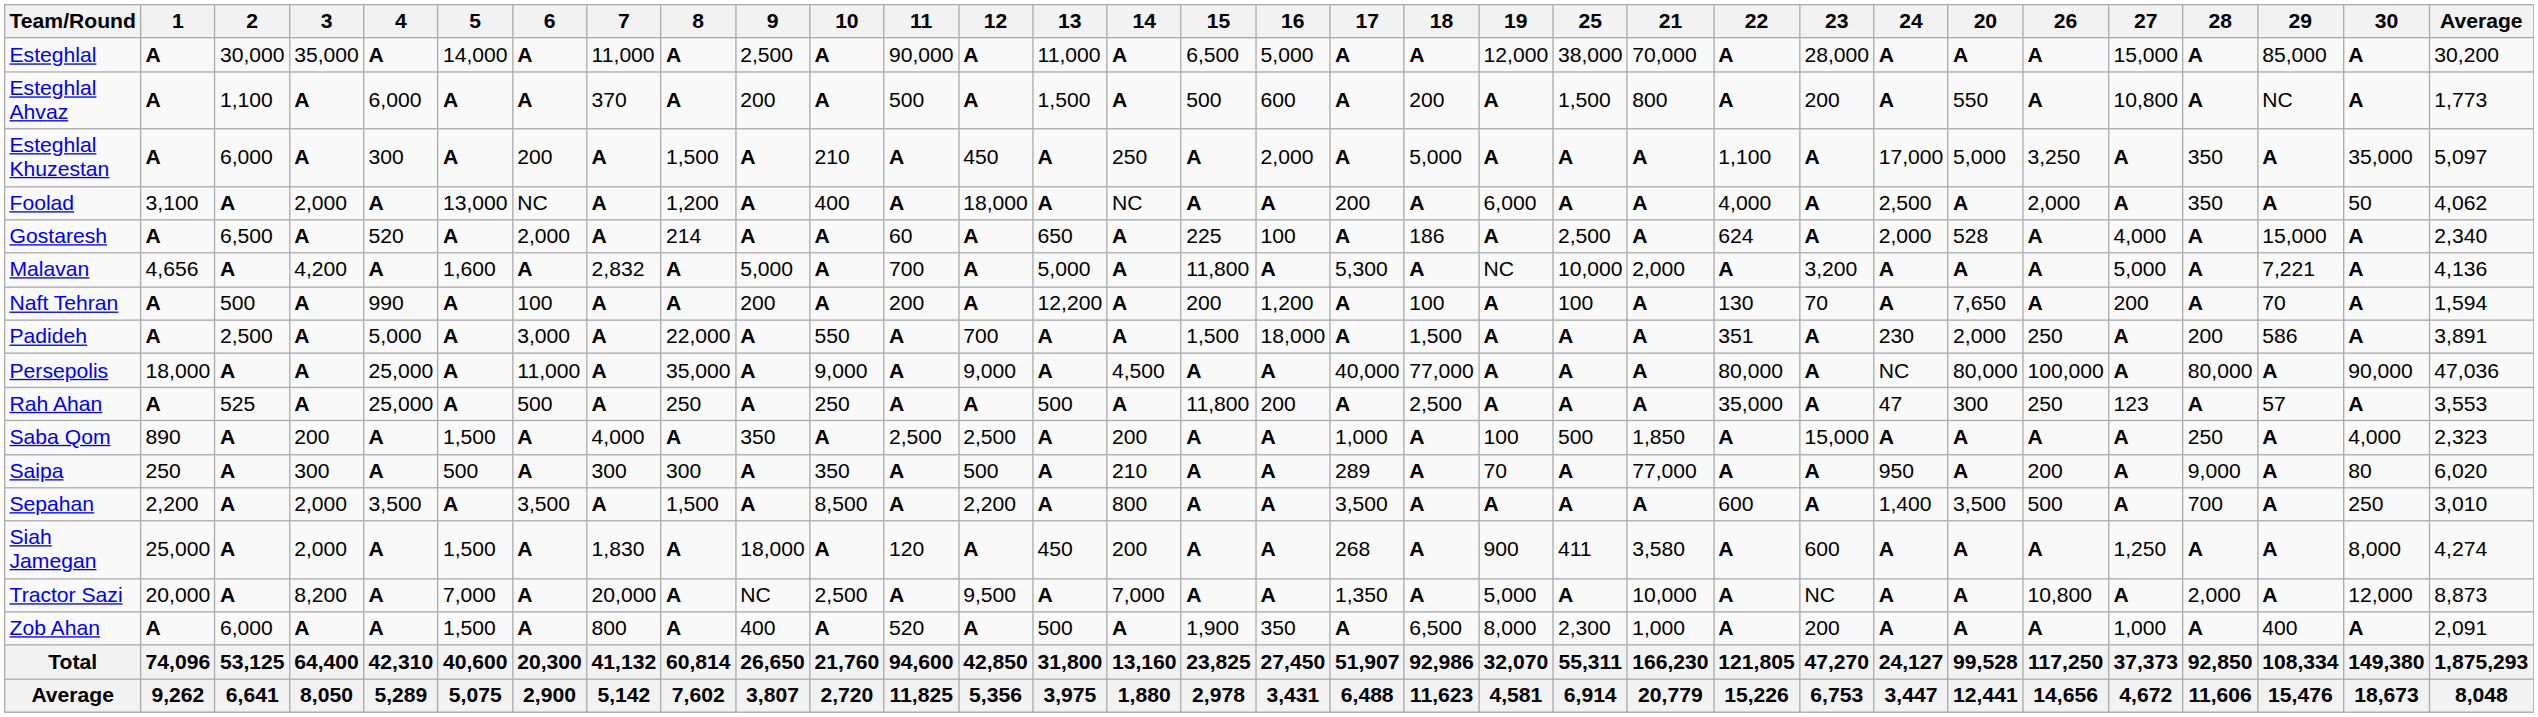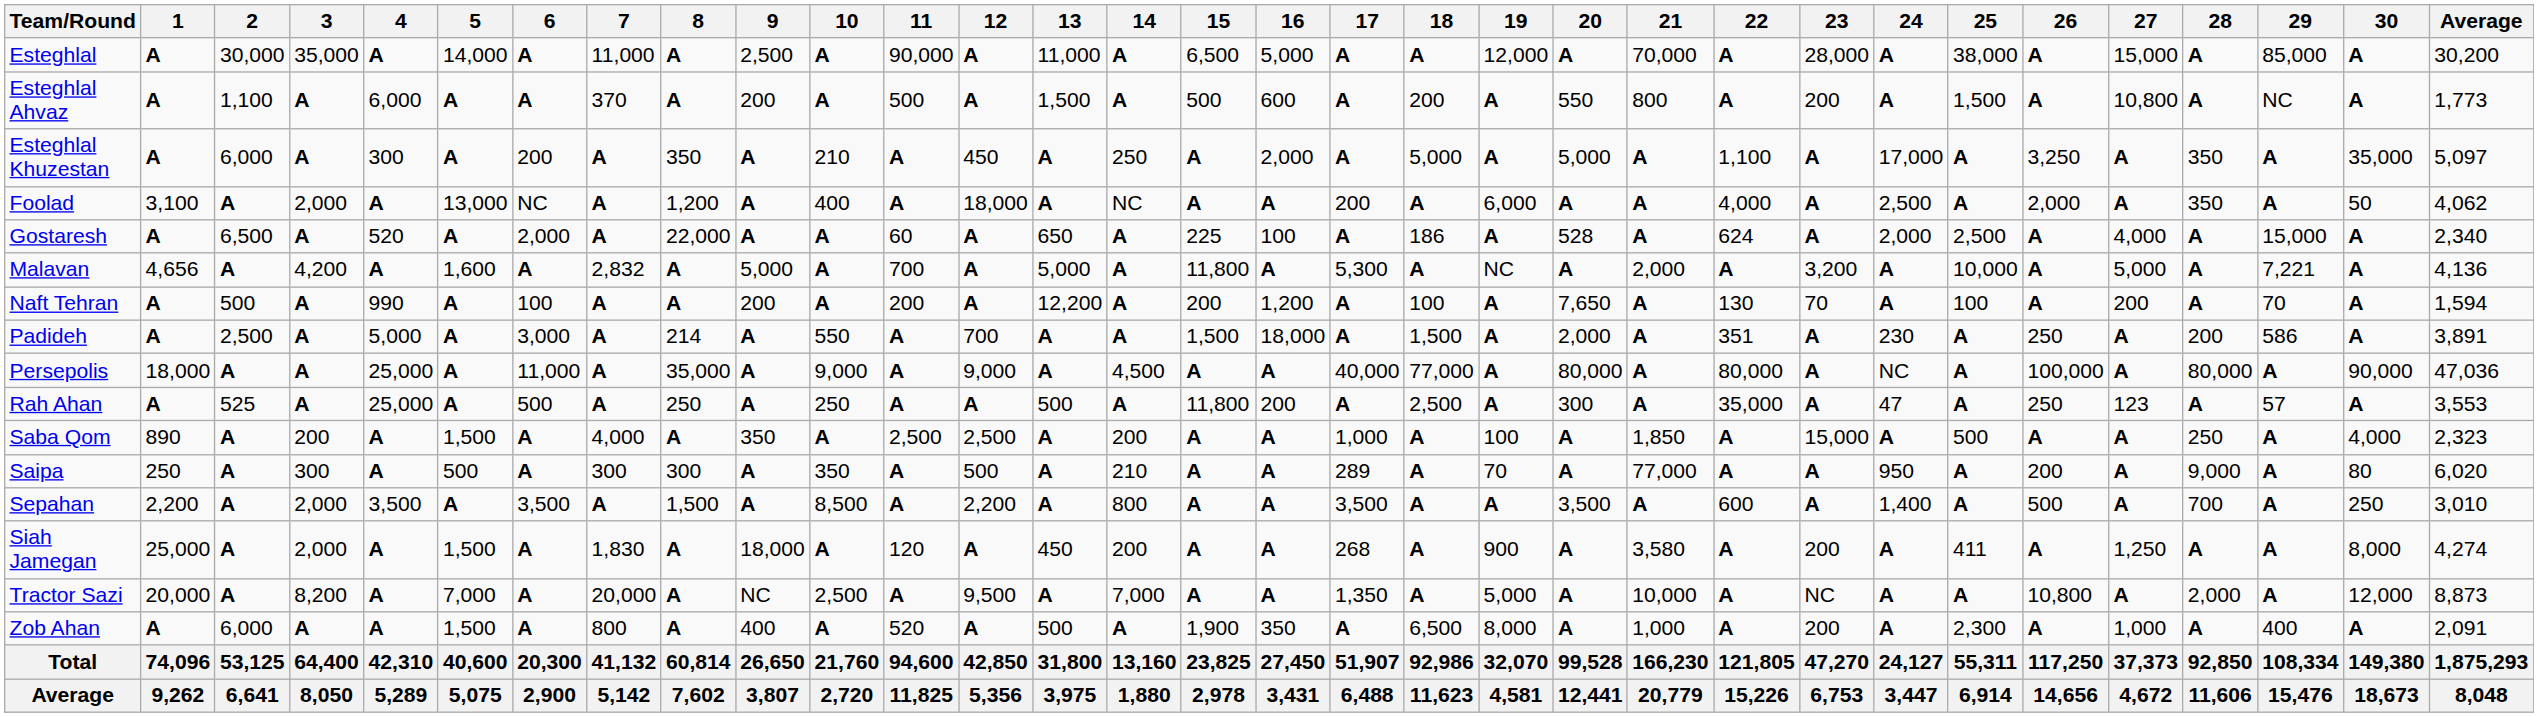columns swapped: (1985, 21) <-> (1590, 21)
(692, 157) 1,500 -> (684, 157) 350
(684, 236) 214 -> (698, 236) 22,000
(698, 336) 22,000 -> (684, 336) 214
(1822, 549) 600 -> (1822, 549) 200
